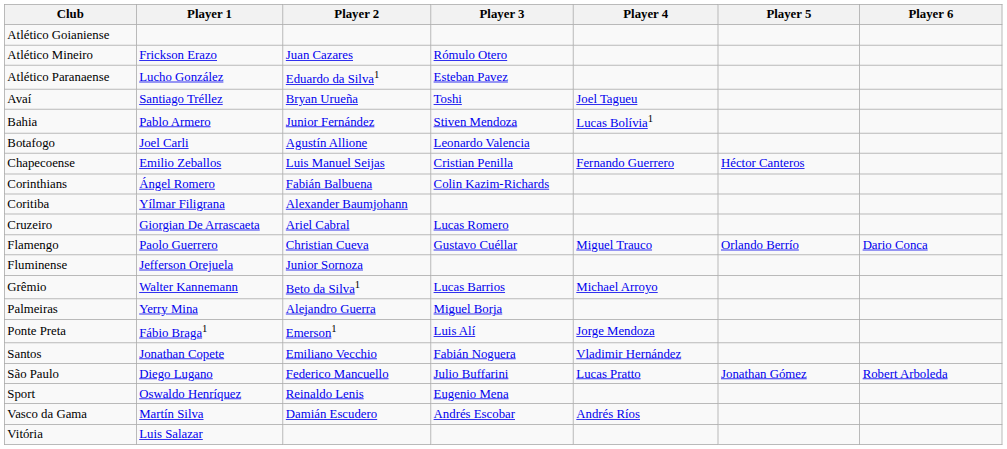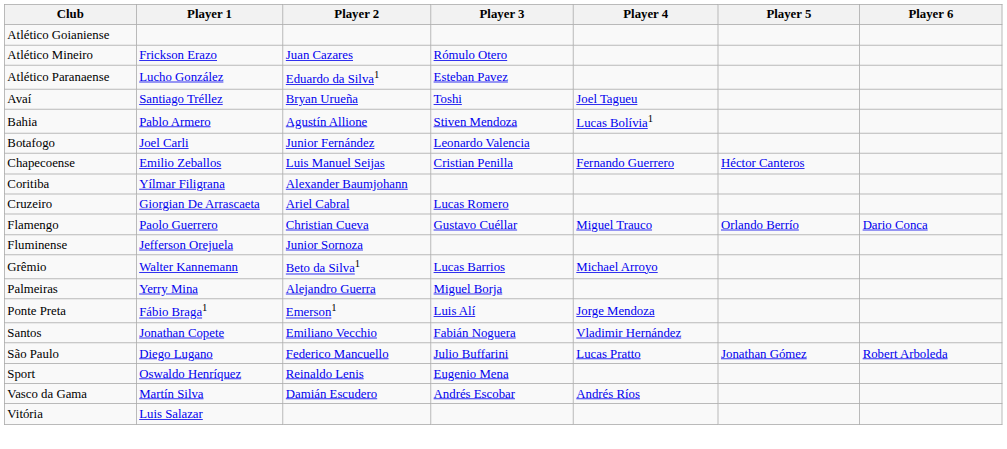(330, 121) Junior Fernández -> (327, 121) Agustín Allione
(327, 143) Agustín Allione -> (330, 143) Junior Fernández
- row: (37, 183)
